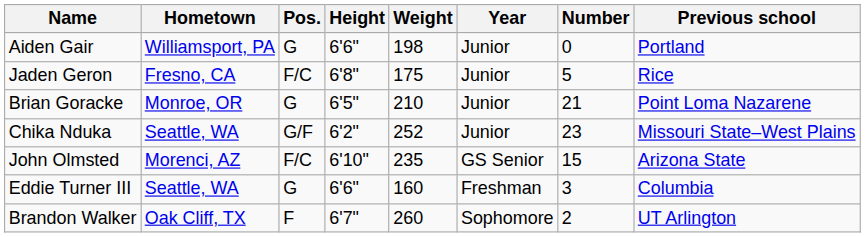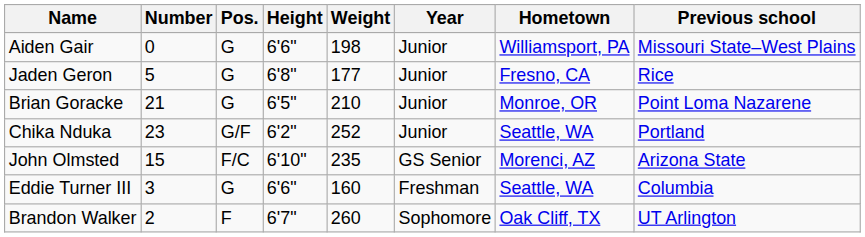columns swapped: (596, 18) <-> (210, 18)
(671, 47) Portland -> (747, 47) Missouri State–West Plains
(298, 75) F/C -> (228, 75) G
(408, 75) 175 -> (346, 75) 177
(747, 132) Missouri State–West Plains -> (671, 132) Portland
